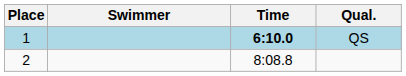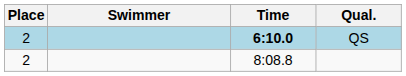(26, 37) 1 -> (26, 37) 2
